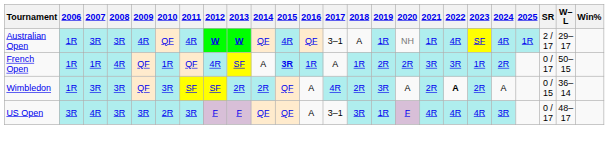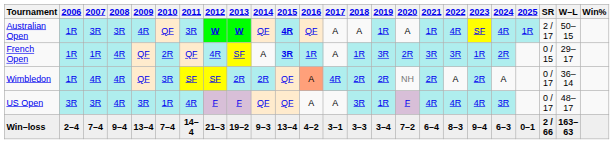(191, 41) 4R -> (191, 31) 3R
(287, 41) normal -> (287, 31) bold
(335, 41) 3–1 -> (335, 31) A
(407, 41) NH -> (407, 31) A
(566, 41) 29–17 -> (568, 31) 50–15
(168, 65) 1R -> (168, 55) 2R
(383, 65) 2R -> (383, 55) 3R
(548, 65) 0 / 17 -> (548, 55) 0 / 15
(566, 65) 50–15 -> (568, 55) 29–17
(95, 89) 3R -> (95, 79) 4R
(119, 89) 3R -> (119, 79) 4R
(311, 89) no background -> (311, 79) lightsalmon background
(383, 89) 3R -> (383, 79) 2R
(407, 89) A -> (407, 79) NH
(455, 89) bold -> (455, 79) normal
(548, 89) 0 / 15 -> (548, 79) 0 / 17
(95, 113) 4R -> (95, 103) 3R
(119, 113) 3R -> (119, 103) 4R
(168, 113) 2R -> (168, 103) 1R
(191, 113) 3R -> (191, 103) 4R
(335, 113) 3–1 -> (335, 103) A
+ row: (26, 127)
